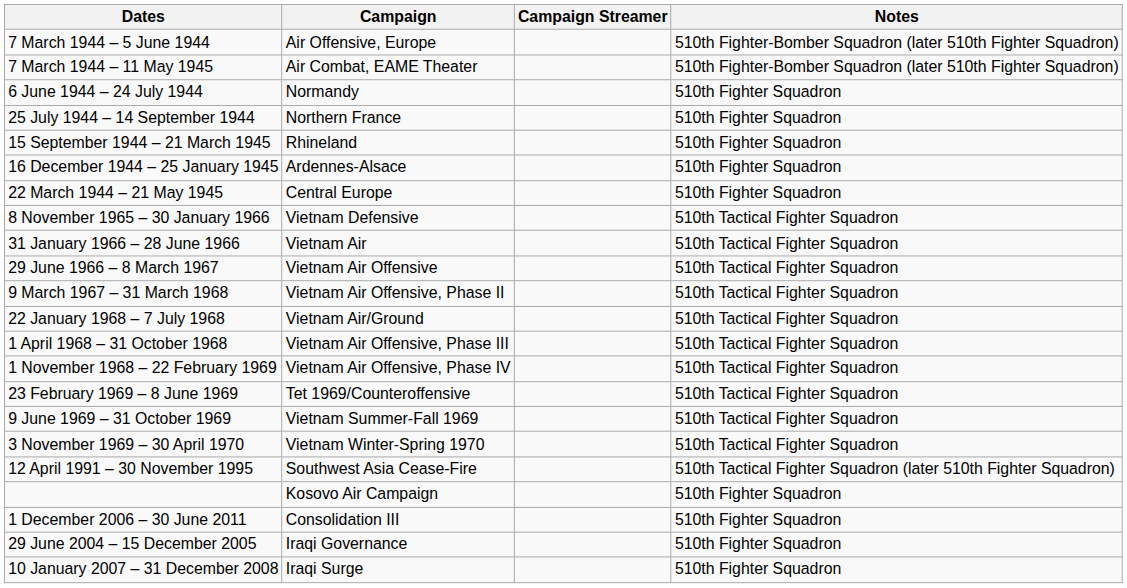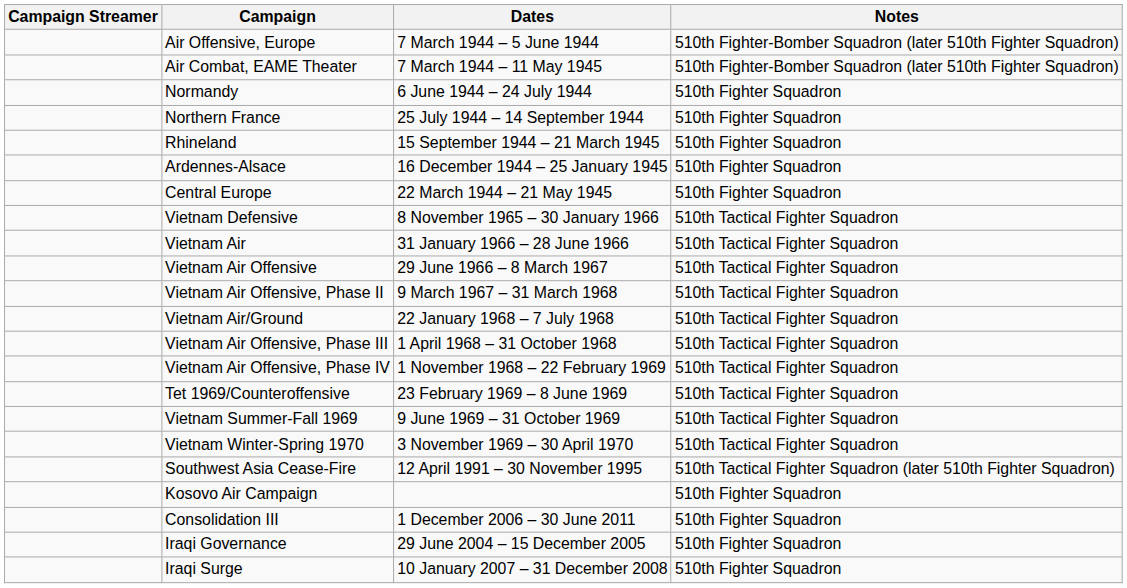columns swapped: (593, 17) <-> (143, 17)
